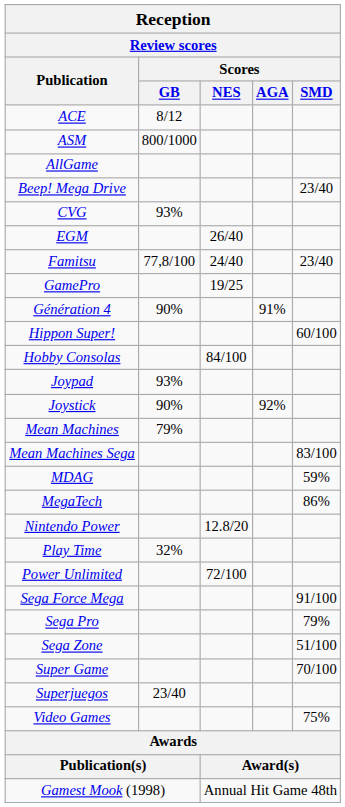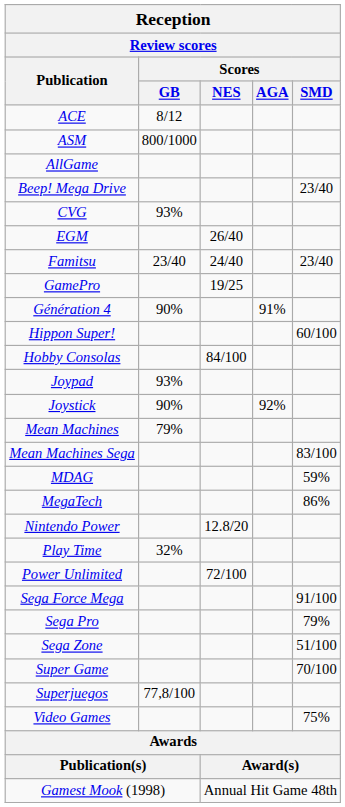(169, 261) 77,8/100 -> (169, 261) 23/40
(169, 694) 23/40 -> (169, 694) 77,8/100
